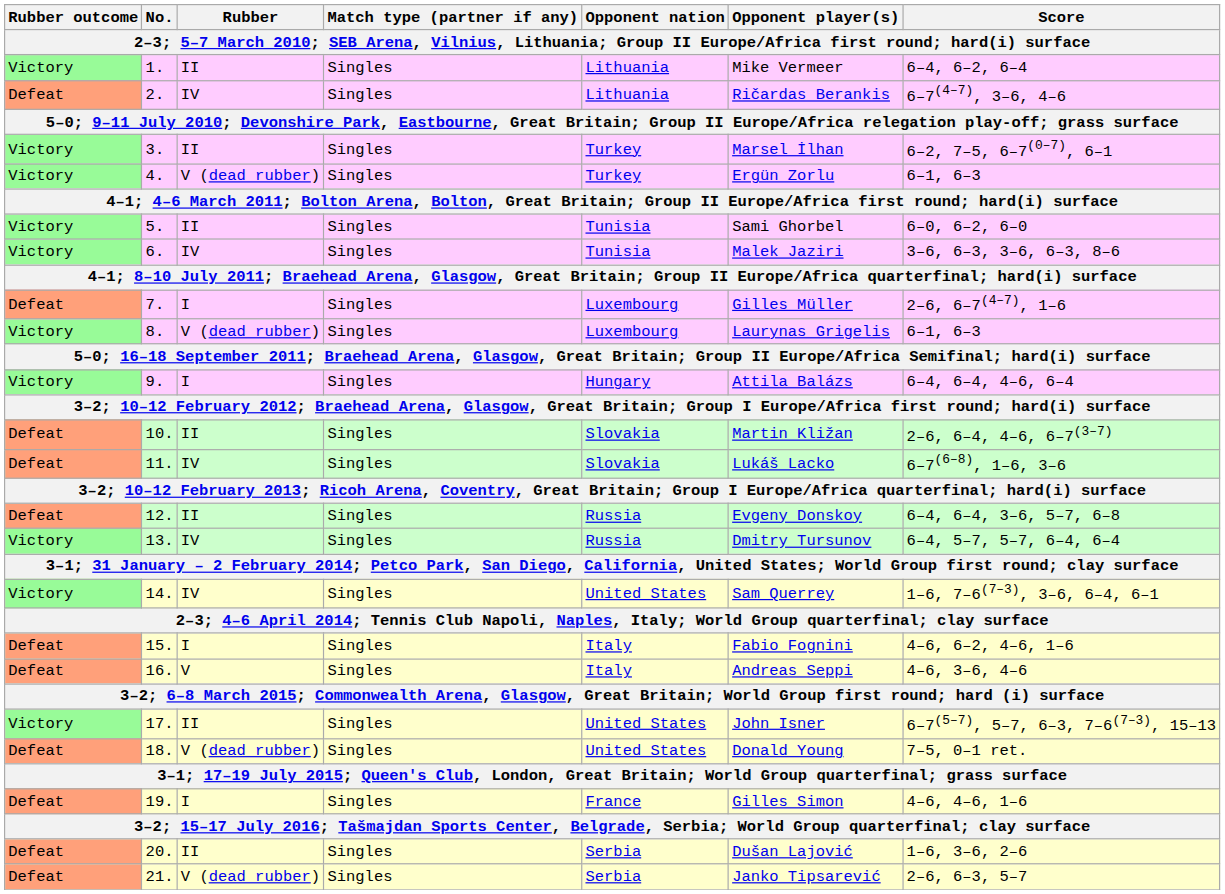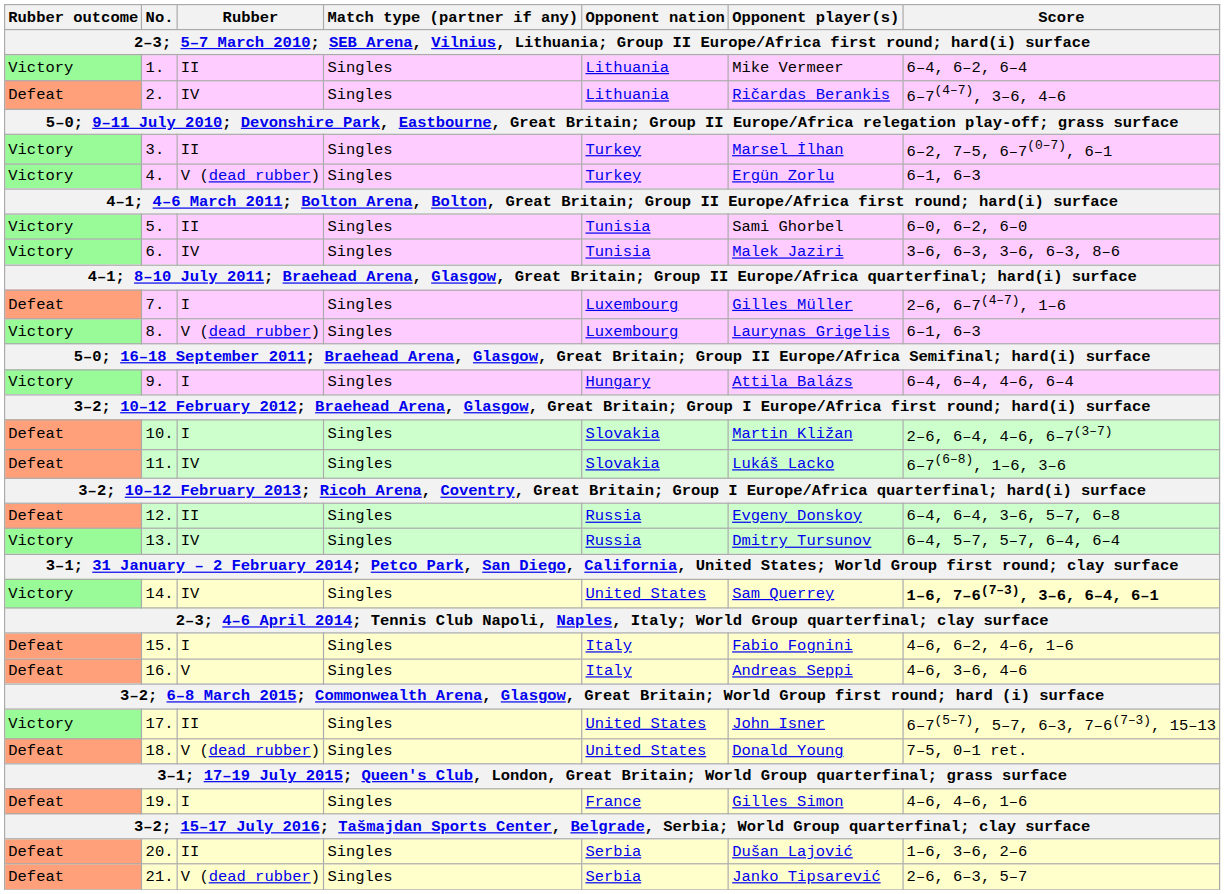(190, 434) II -> (185, 434) I
(1033, 594) normal -> (1033, 594) bold
